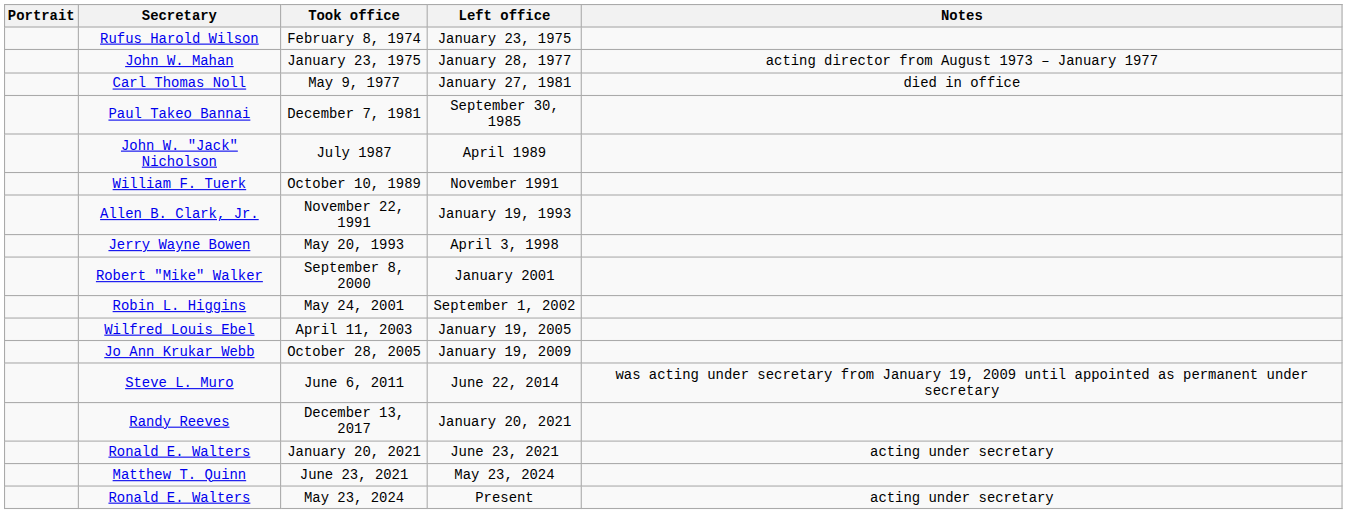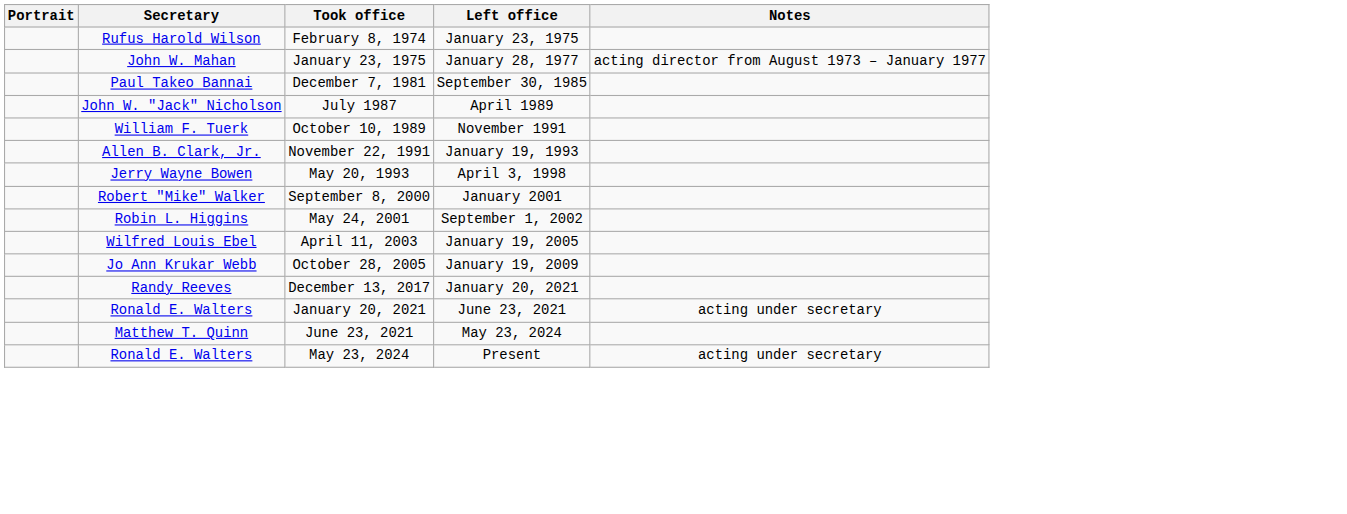- row: (354, 84)
- row: (354, 383)
